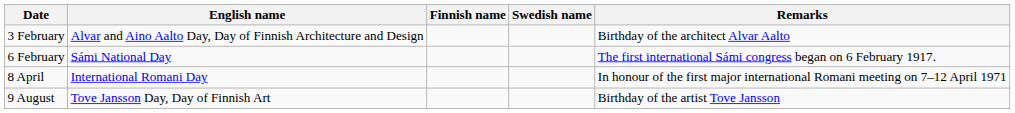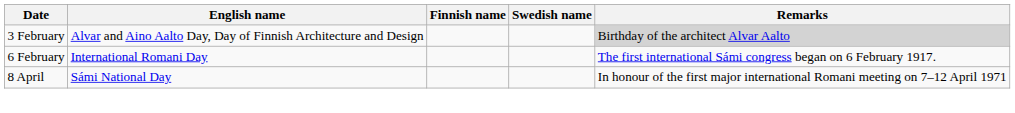(694, 35) no background -> (694, 35) lightgrey background
(121, 56) Sámi National Day -> (139, 56) International Romani Day
(139, 77) International Romani Day -> (121, 77) Sámi National Day
- row: (31, 98)
